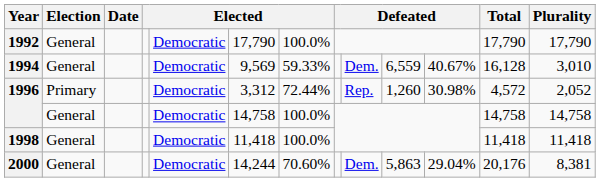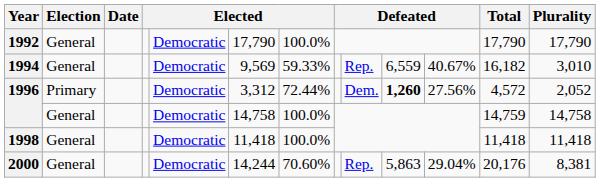(362, 66) Dem. -> (359, 66) Rep.
(504, 66) 16,128 -> (504, 66) 16,182
(359, 90) Rep. -> (362, 90) Dem.
(403, 90) normal -> (403, 90) bold
(452, 90) 30.98% -> (452, 90) 27.56%
(504, 115) 14,758 -> (504, 115) 14,759
(362, 164) Dem. -> (359, 164) Rep.
